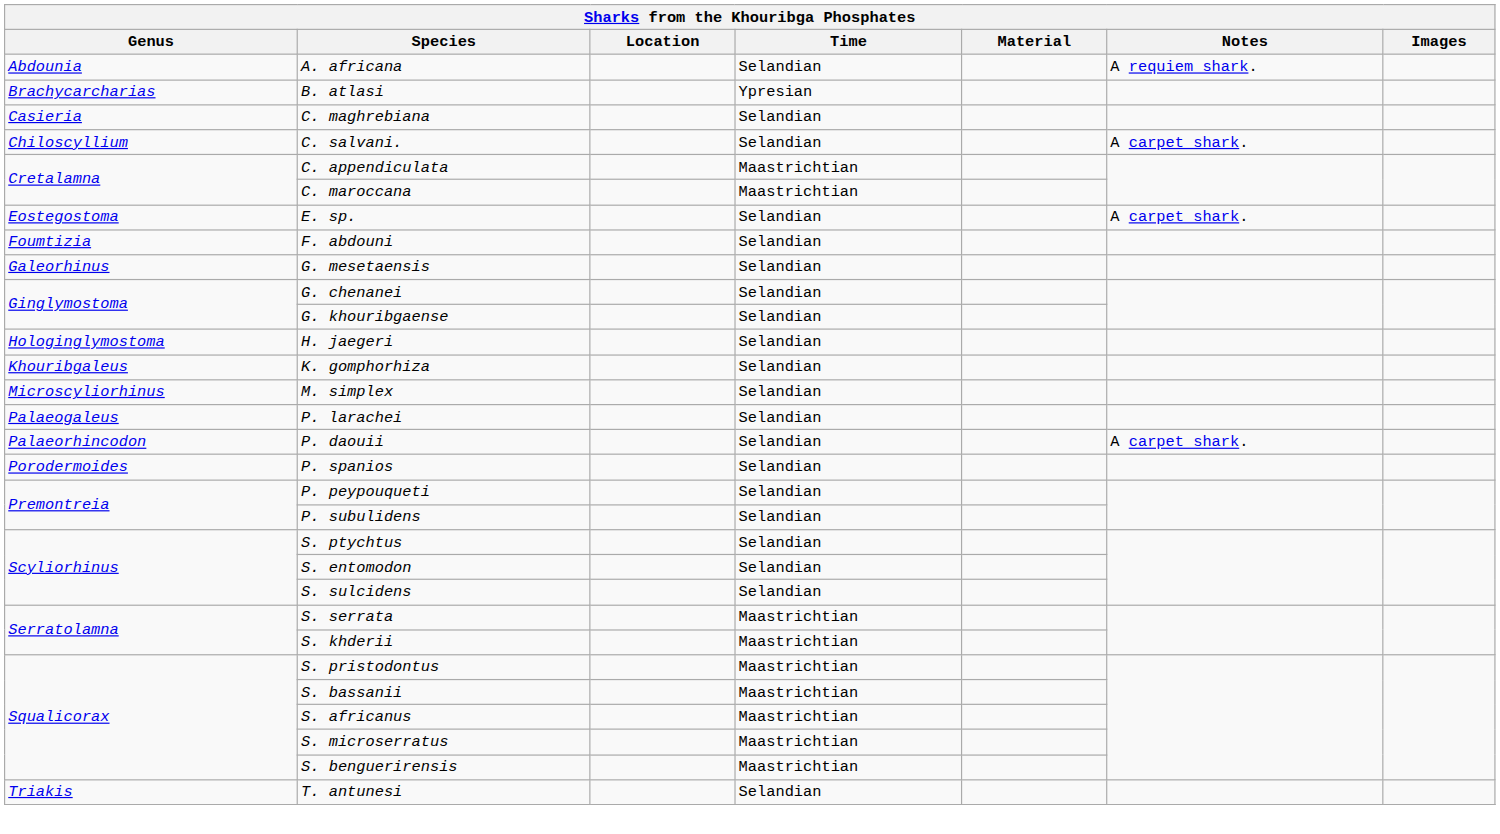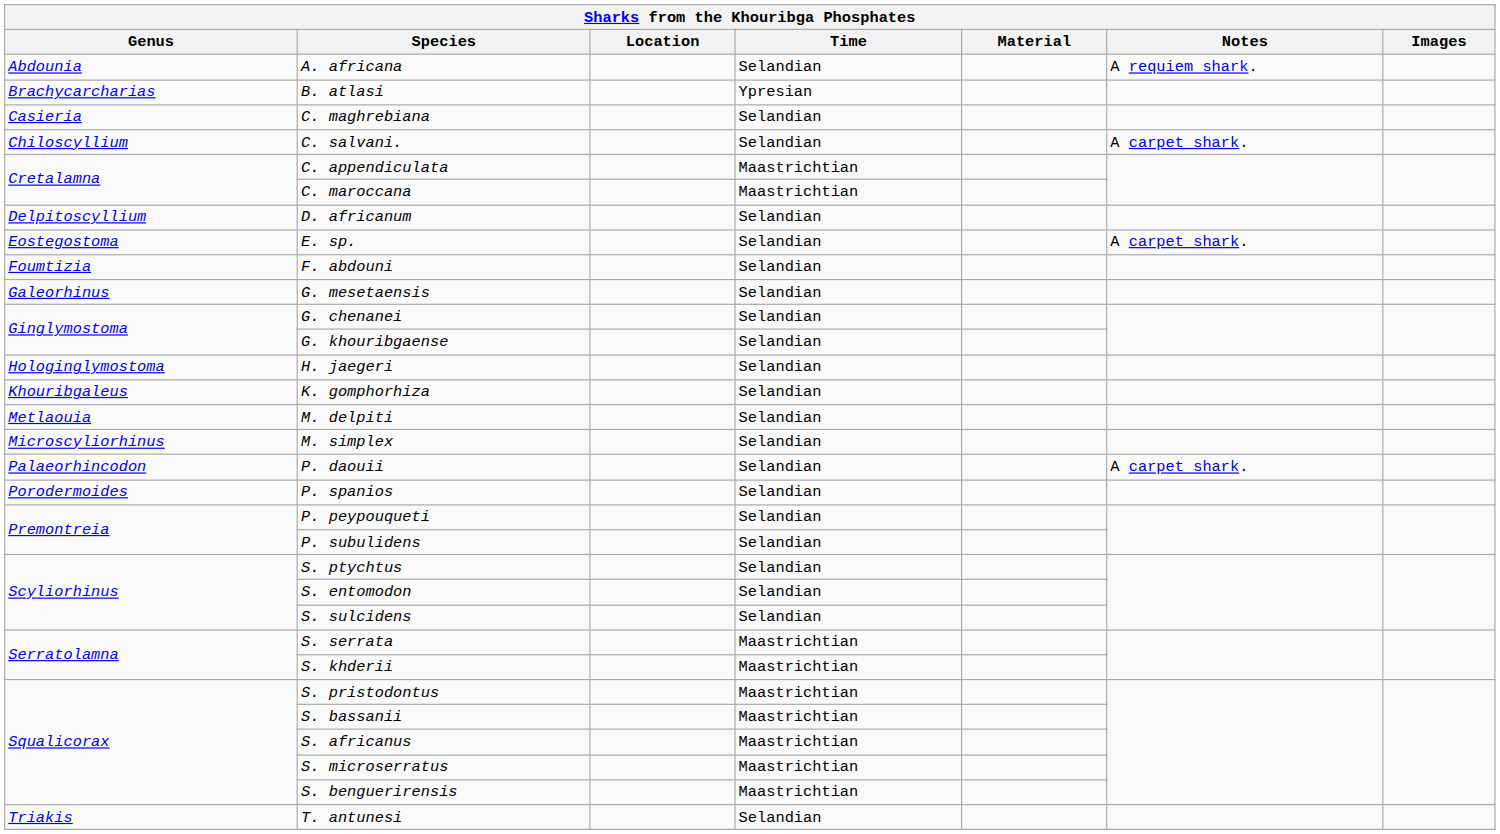+ row: (356, 217)
+ row: (347, 417)
- row: (352, 417)
